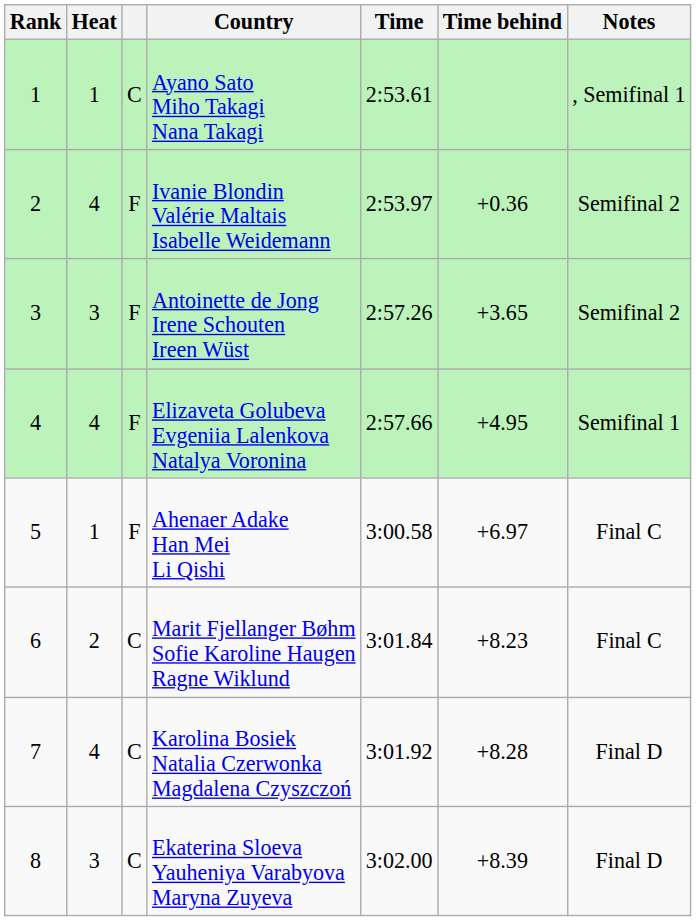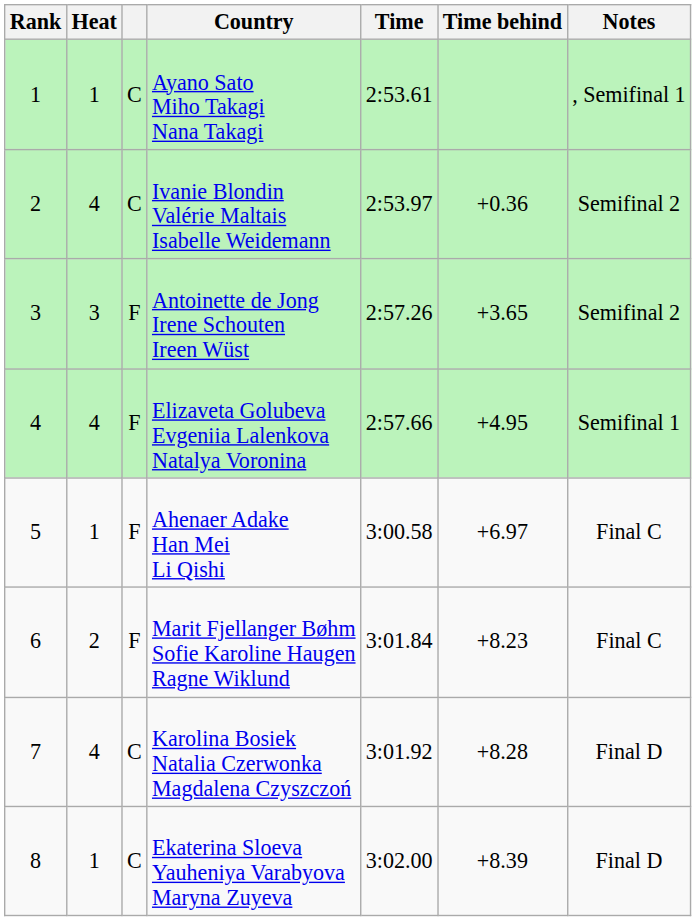(134, 203) F -> (134, 203) C
(134, 641) C -> (134, 641) F
(94, 861) 3 -> (94, 861) 1
